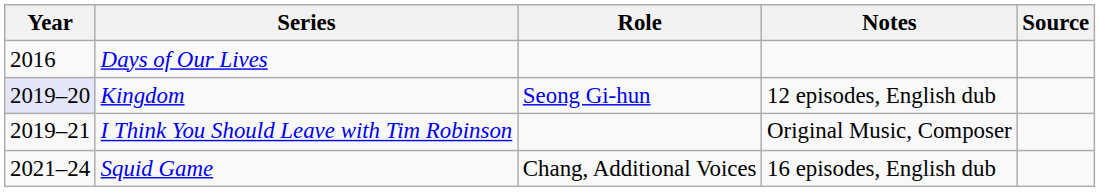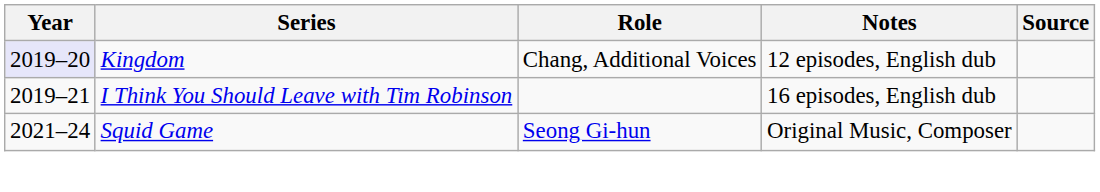- row: (184, 58)
(587, 95) Seong Gi-hun -> (640, 58) Chang, Additional Voices
(889, 131) Original Music, Composer -> (881, 95) 16 episodes, English dub
(640, 167) Chang, Additional Voices -> (587, 131) Seong Gi-hun
(881, 167) 16 episodes, English dub -> (889, 131) Original Music, Composer
